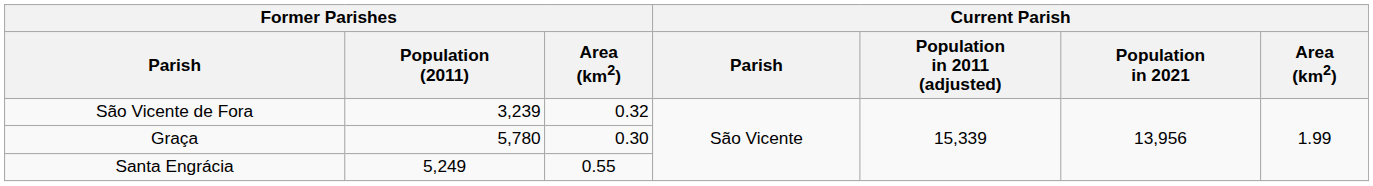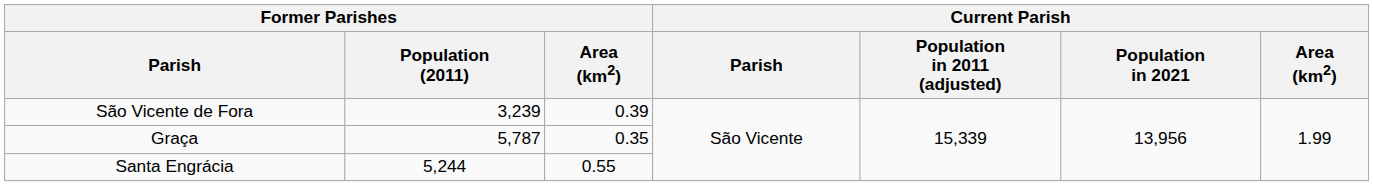(632, 111) 0.32 -> (632, 111) 0.39
(519, 139) 5,780 -> (519, 139) 5,787
(632, 139) 0.30 -> (632, 139) 0.35
(445, 166) 5,249 -> (445, 166) 5,244
